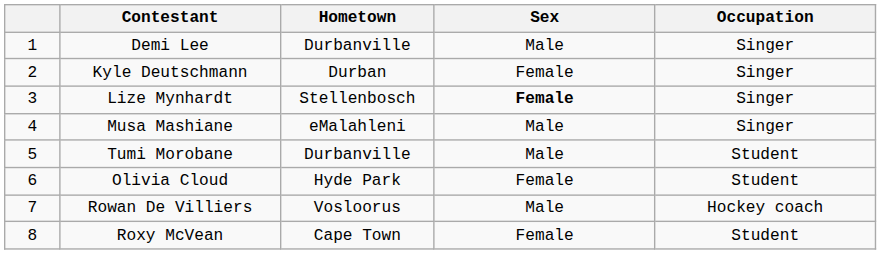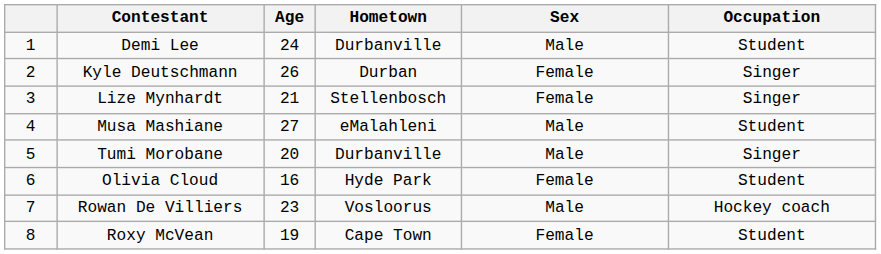+ column: (290, 18)
(765, 45) Singer -> (772, 45) Student
(545, 99) bold -> (565, 99) normal
(765, 126) Singer -> (772, 126) Student
(765, 154) Student -> (772, 154) Singer
